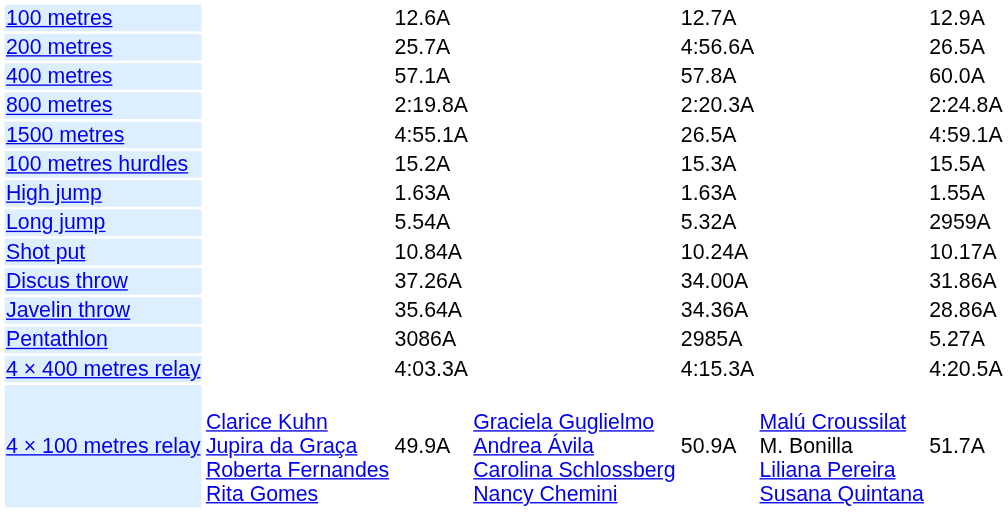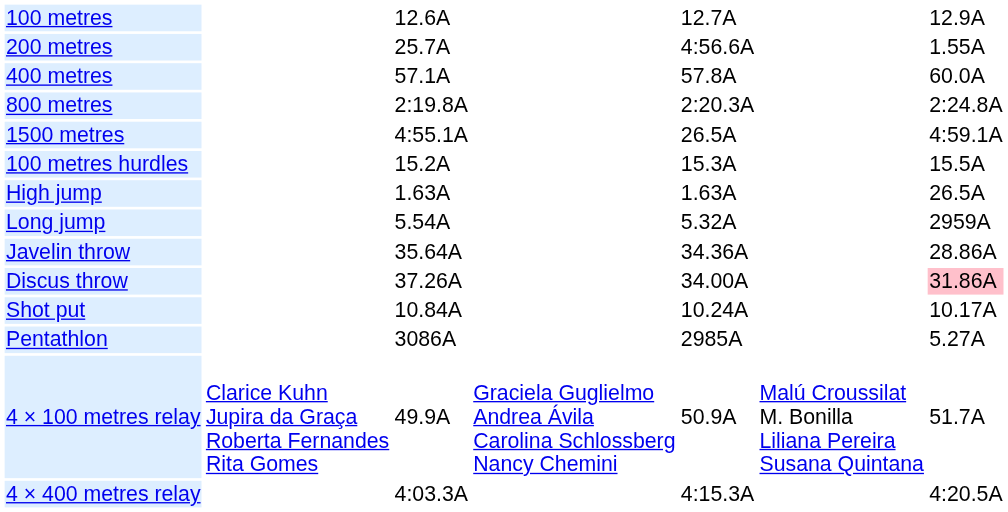(957, 47) 26.5A -> (957, 47) 1.55A
(957, 193) 1.55A -> (957, 193) 26.5A
rows swapped: (46, 251) <-> (68, 310)
(963, 281) no background -> (963, 281) pink background
rows swapped: (103, 446) <-> (103, 368)
